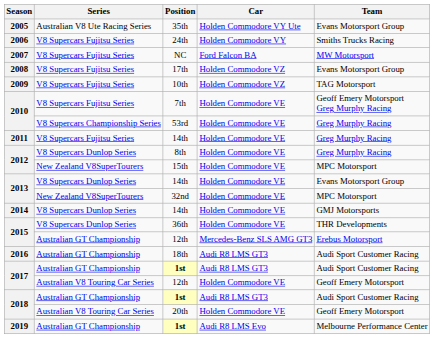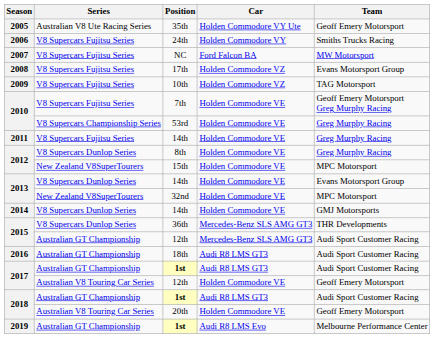(360, 26) Evans Motorsport Group -> (360, 26) Geoff Emery Motorsport
(242, 225) Holden Commodore VE -> (256, 225) Mercedes-Benz SLS AMG GT3
(349, 239) Erebus Motorsport -> (367, 239) Audi Sport Customer Racing
